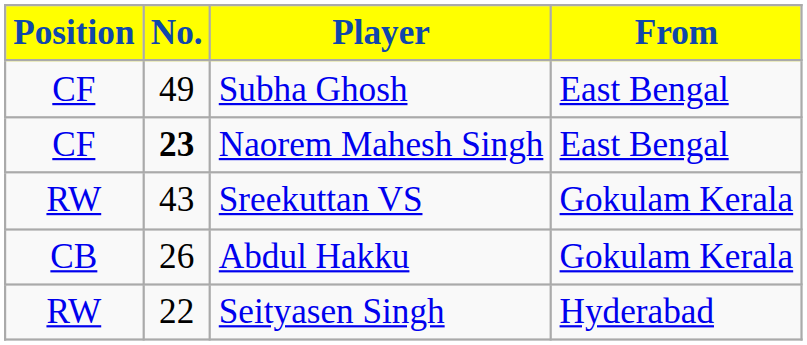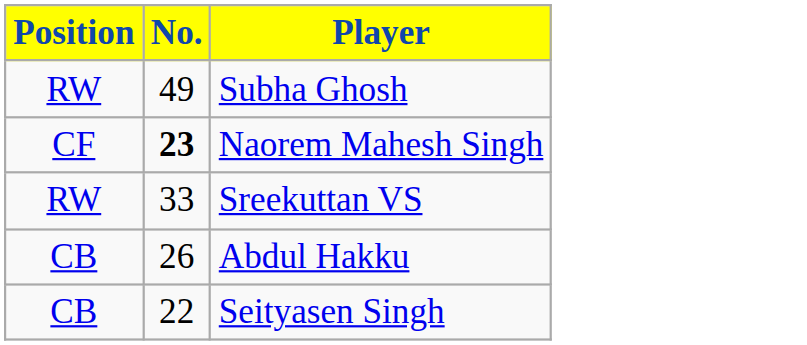- column: (676, 32)
(74, 88) CF -> (74, 88) RW
(177, 199) 43 -> (177, 199) 33
(74, 311) RW -> (74, 311) CB
